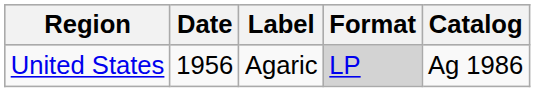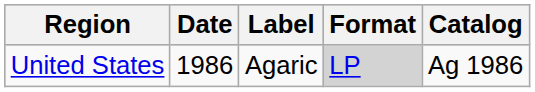(205, 65) 1956 -> (205, 65) 1986
